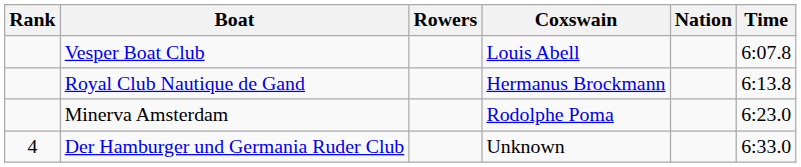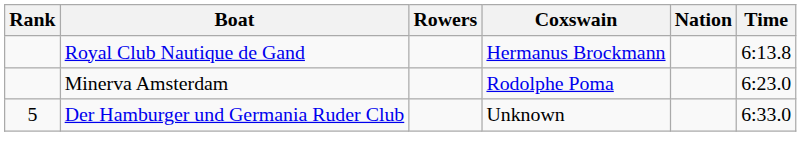- row: (135, 51)
(32, 146) 4 -> (32, 114) 5
